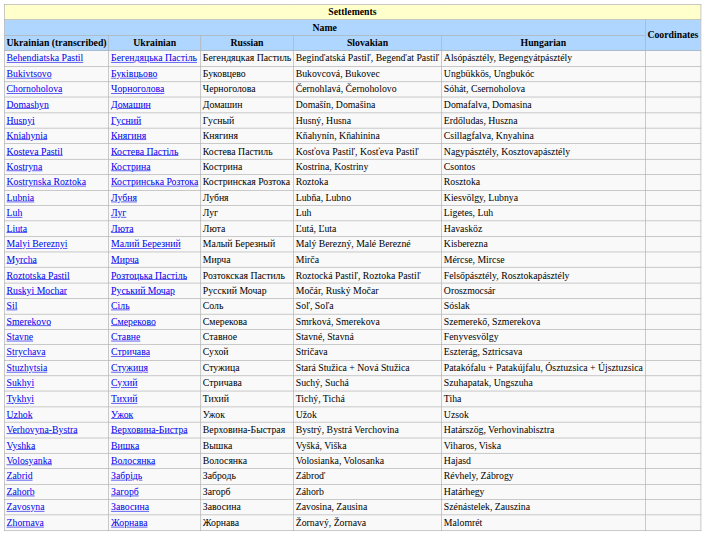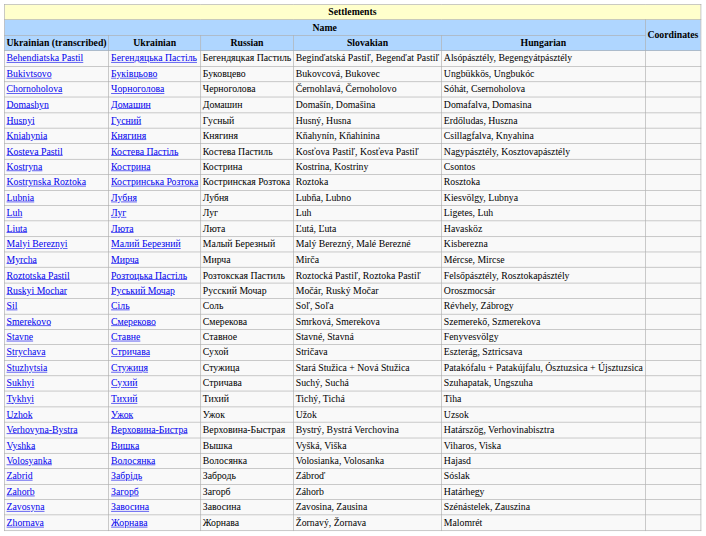(457, 306) Sóslak -> (479, 306) Révhely, Zábrogy
(479, 476) Révhely, Zábrogy -> (457, 476) Sóslak
